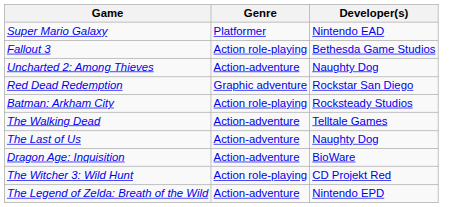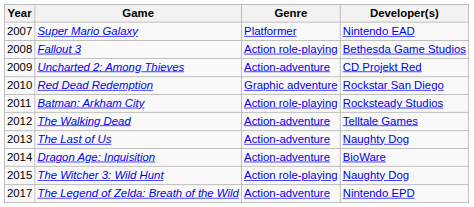+ column: (20, 13)
(345, 67) Naughty Dog -> (382, 67) CD Projekt Red
(352, 175) CD Projekt Red -> (376, 175) Naughty Dog
